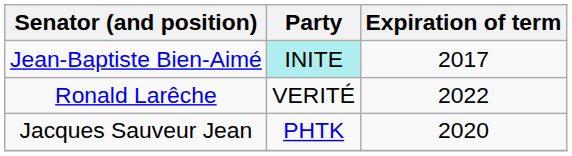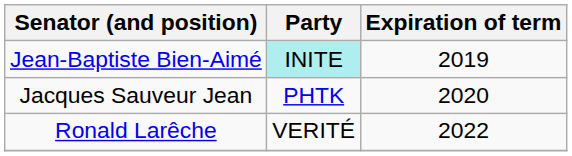(463, 58) 2017 -> (463, 58) 2019
rows swapped: (136, 131) <-> (136, 95)
